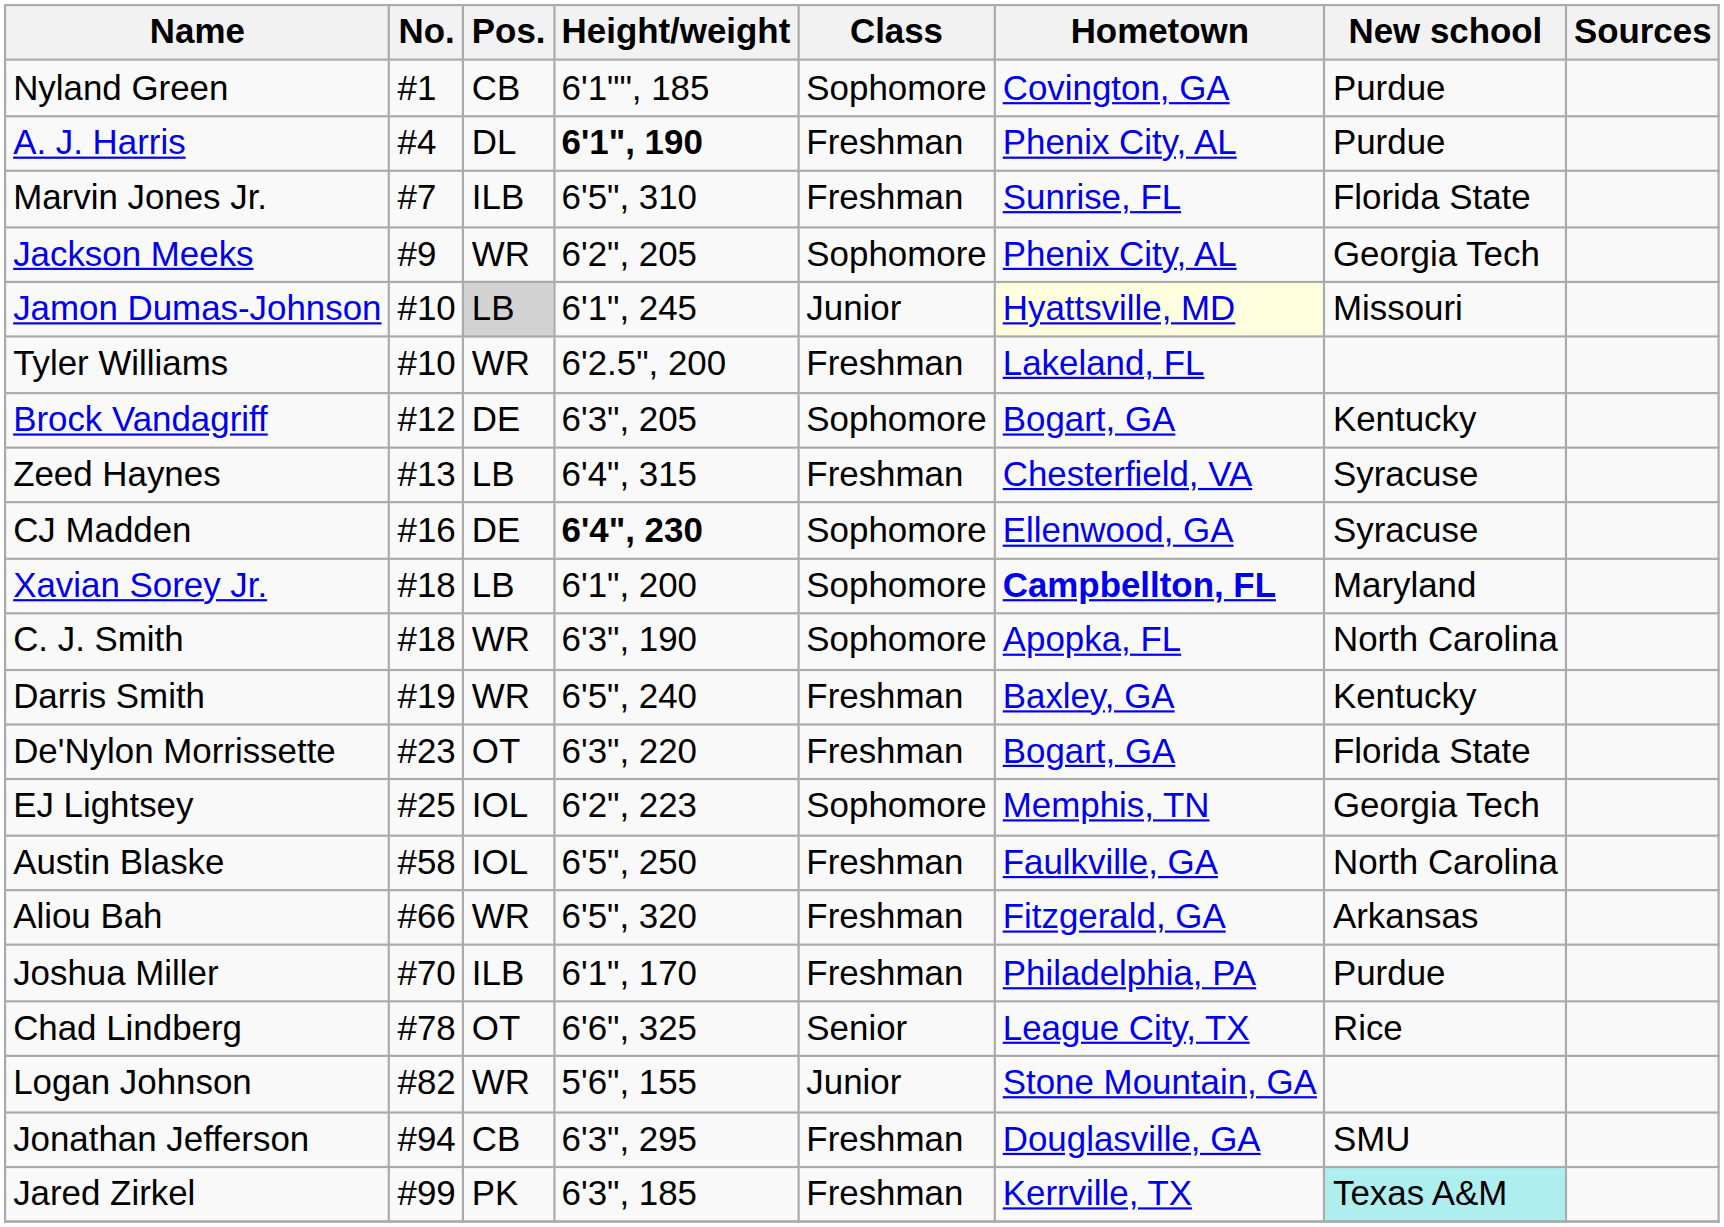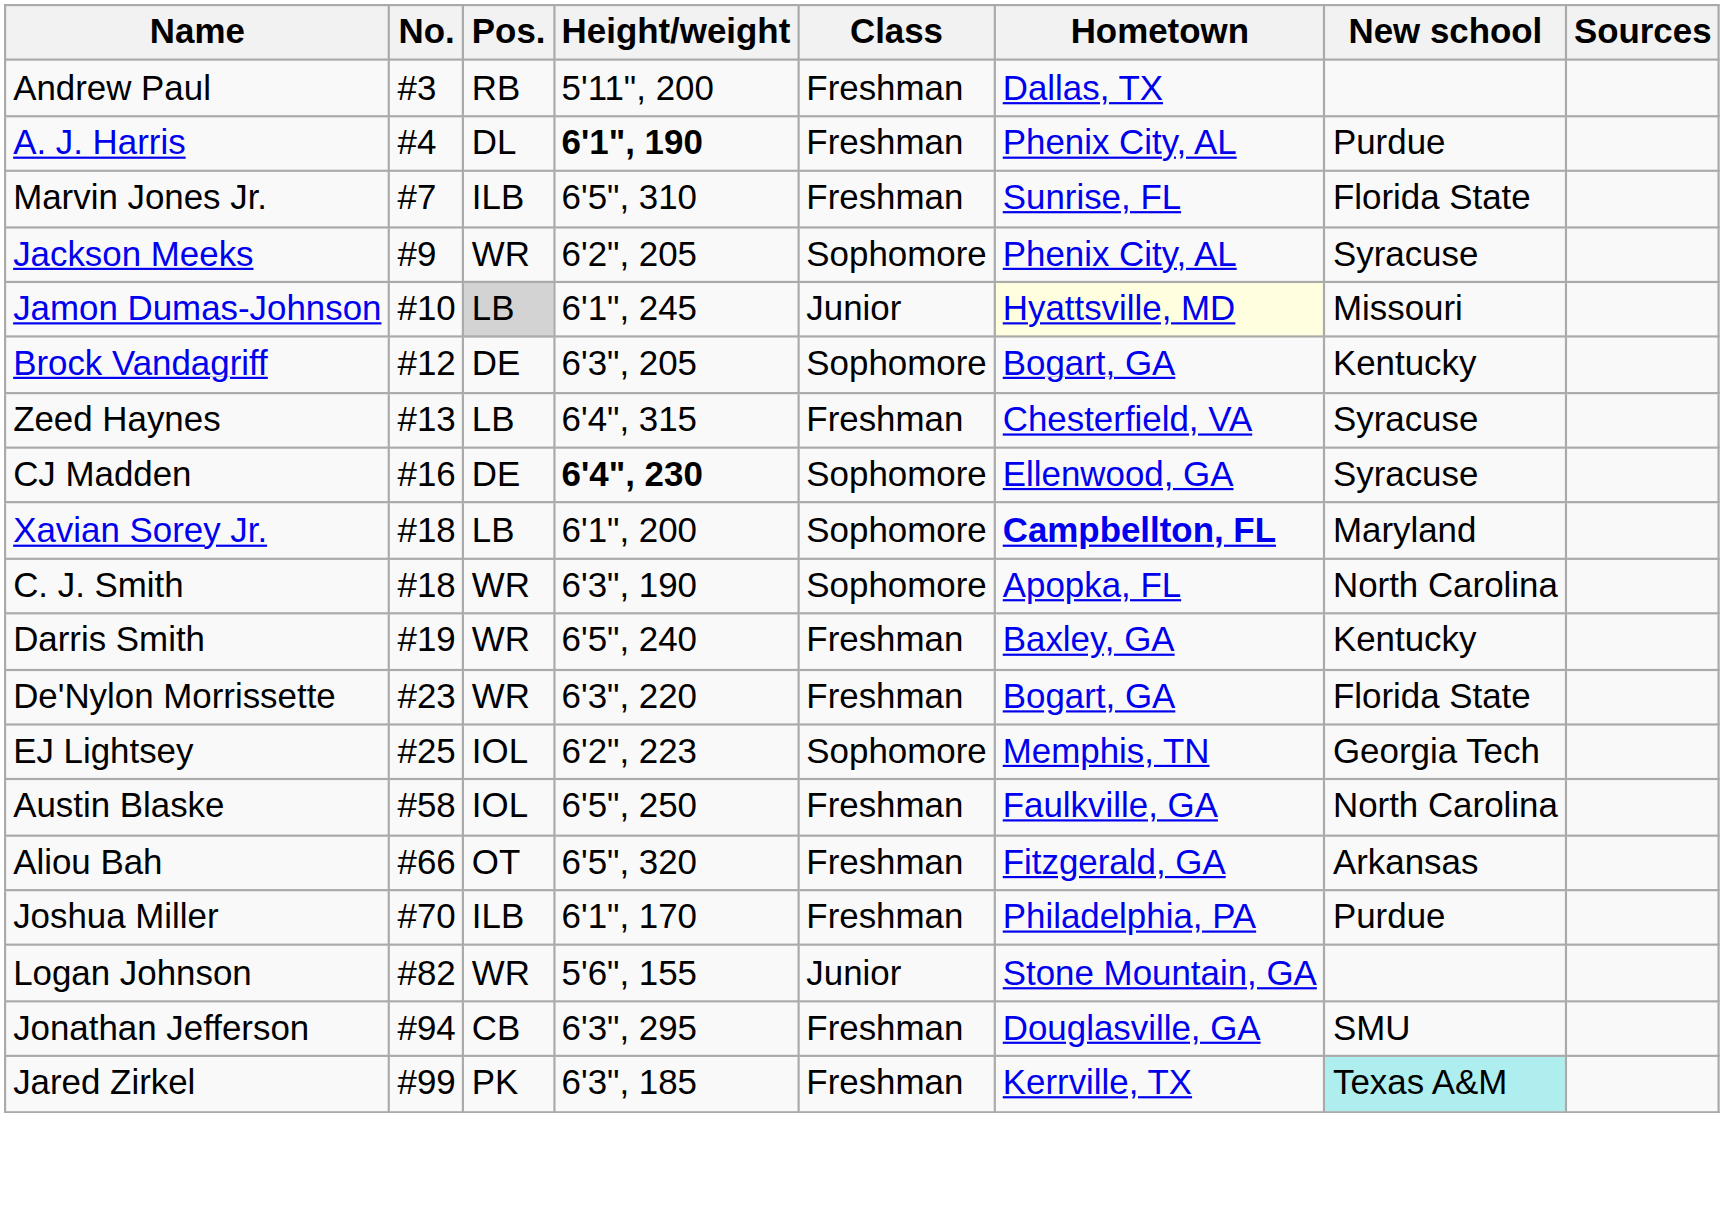- row: (121, 87)
+ row: (112, 87)
(1436, 253) Georgia Tech -> (1406, 253) Syracuse
- row: (121, 364)
(496, 751) OT -> (501, 695) WR
(501, 917) WR -> (496, 861) OT
- row: (128, 1027)
